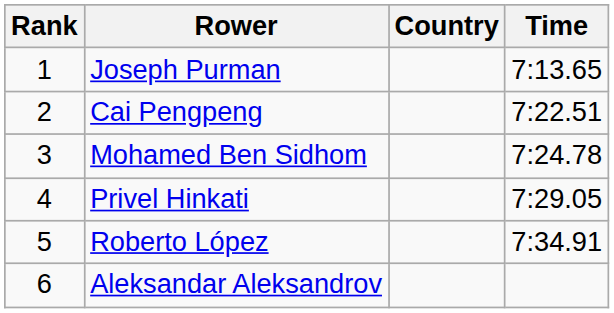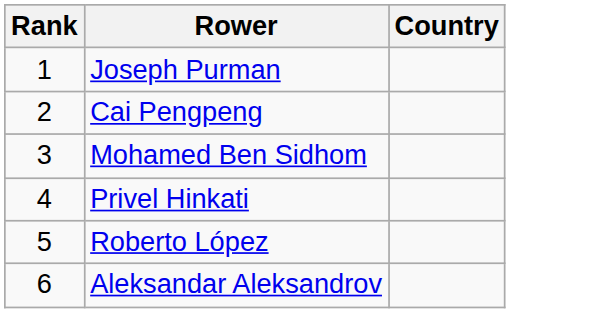- column: (557, 26)
